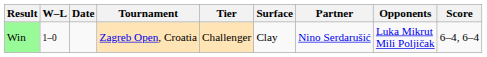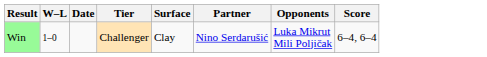- column: (148, 13)
